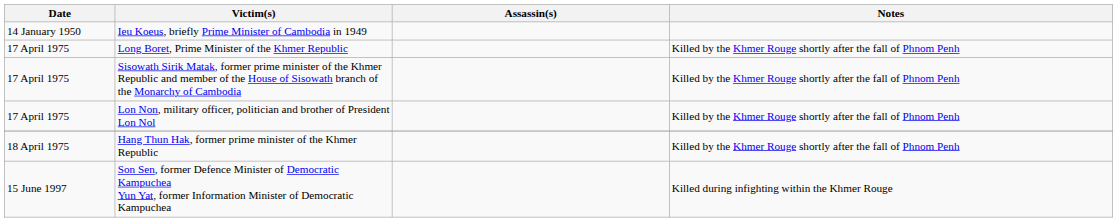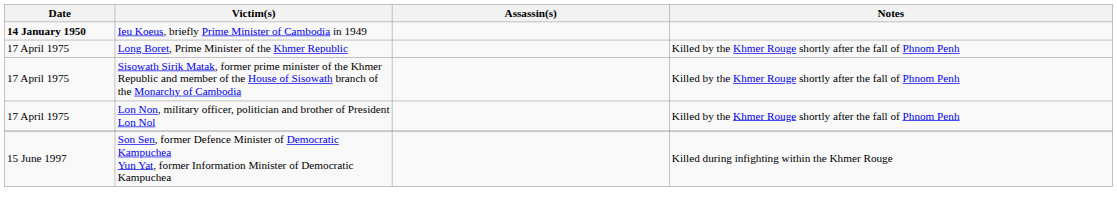(44, 31) normal -> (46, 31) bold
- row: (237, 146)
